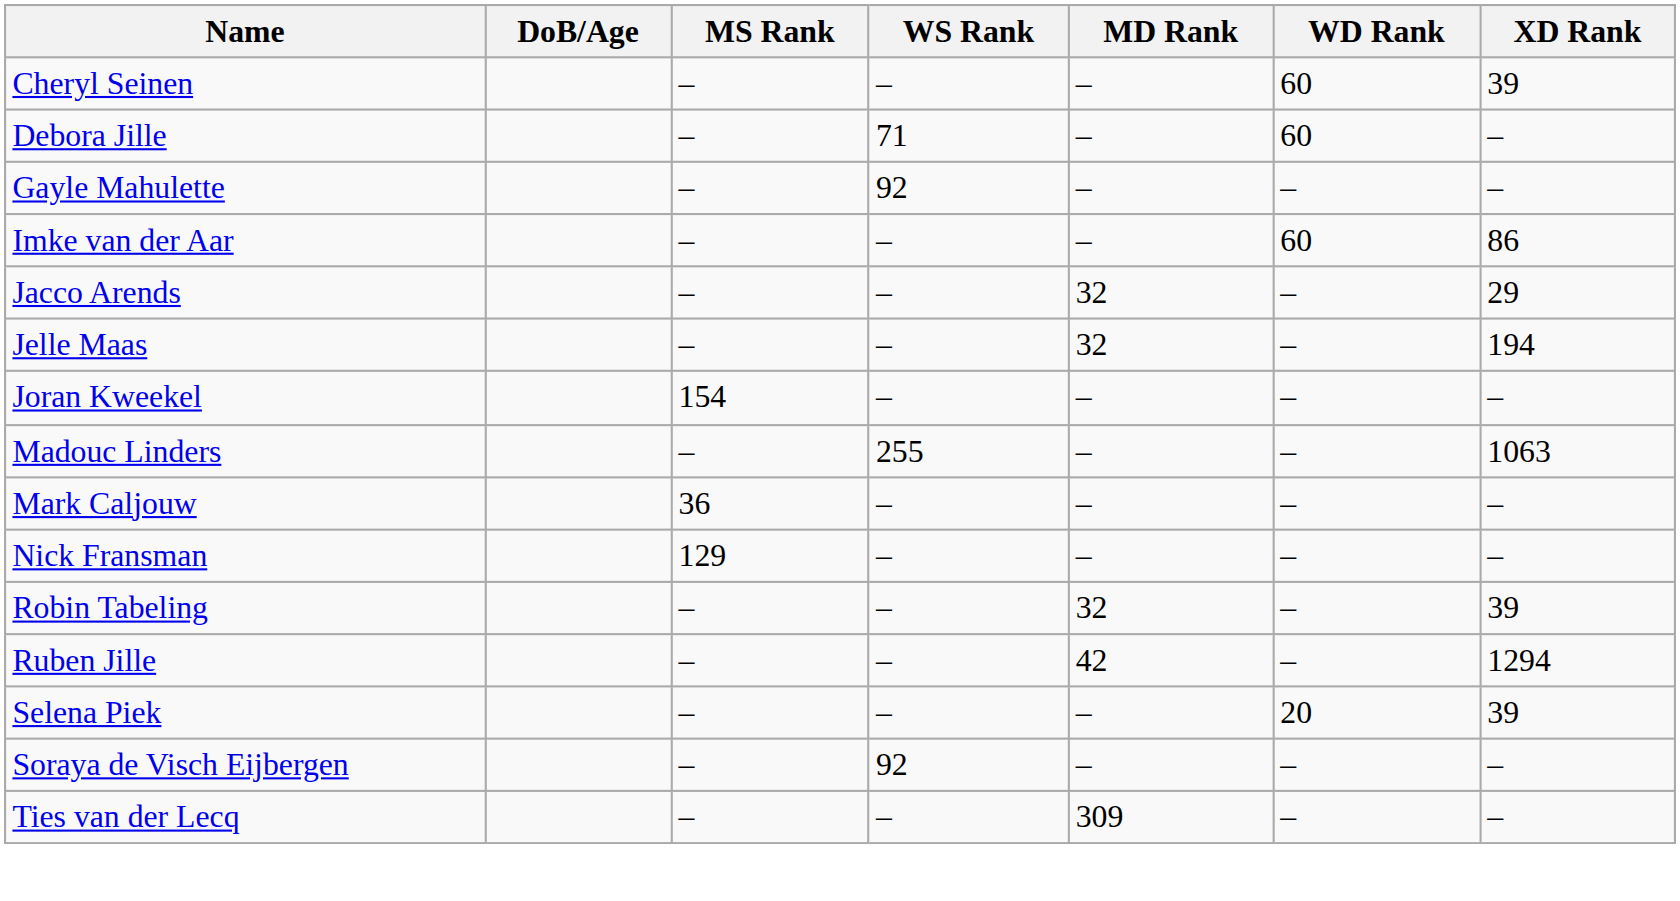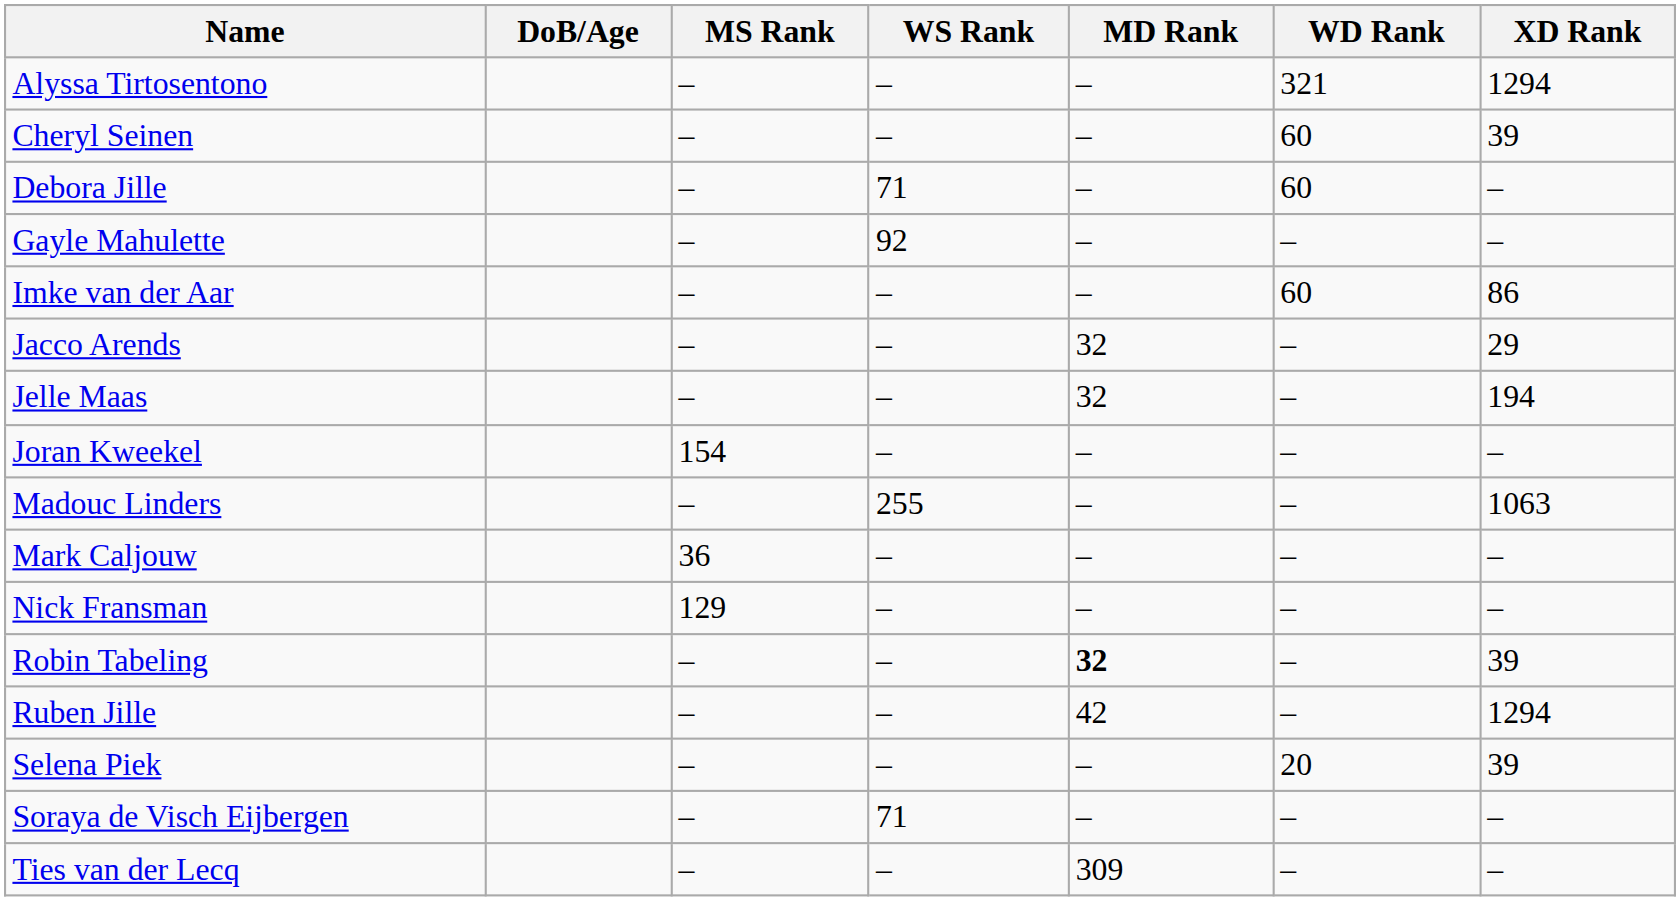+ row: (140, 83)
(1092, 607) normal -> (1092, 659) bold
(892, 764) 92 -> (892, 816) 71
